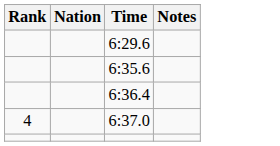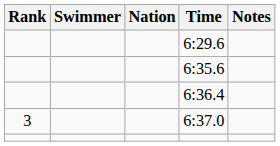+ column: (87, 17)
(27, 120) 4 -> (27, 120) 3
